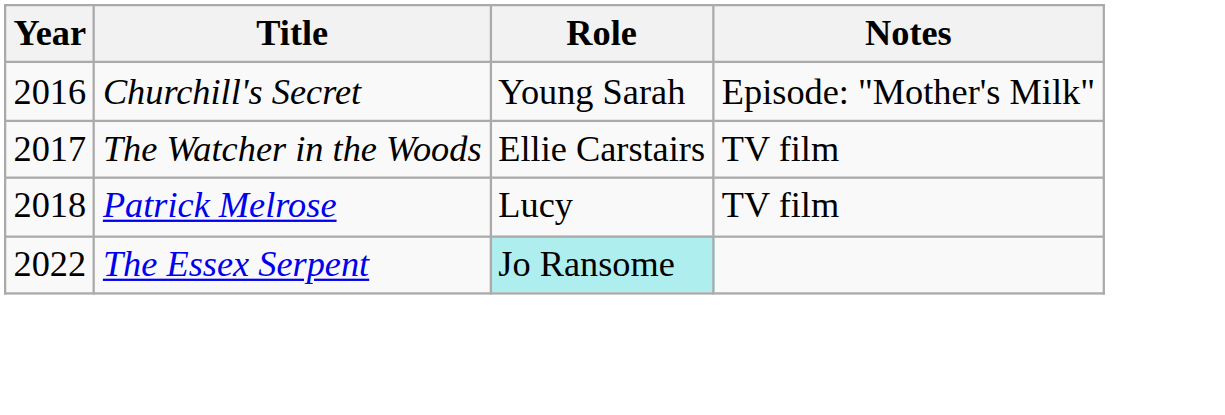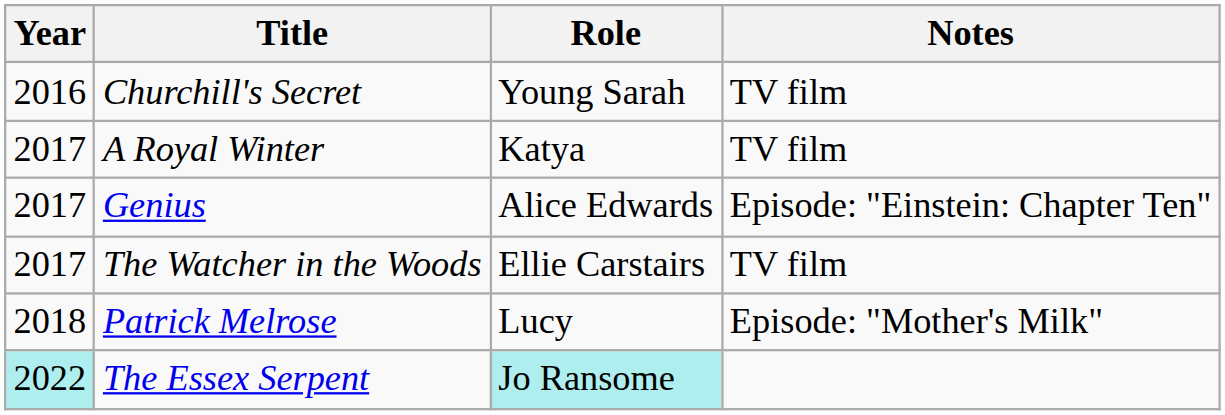(908, 90) Episode: "Mother's Milk" -> (789, 90) TV film
+ row: (214, 148)
+ row: (154, 206)
(780, 206) TV film -> (916, 321) Episode: "Mother's Milk"
(50, 263) no background -> (50, 378) paleturquoise background
